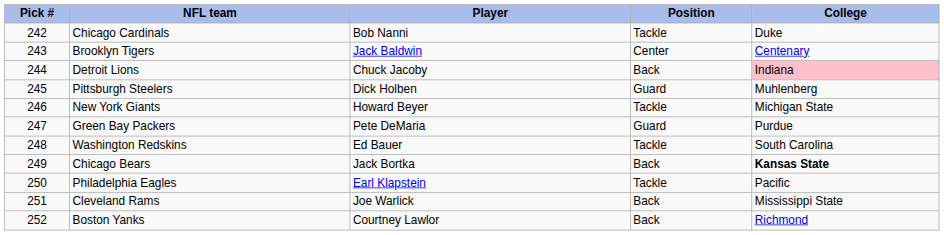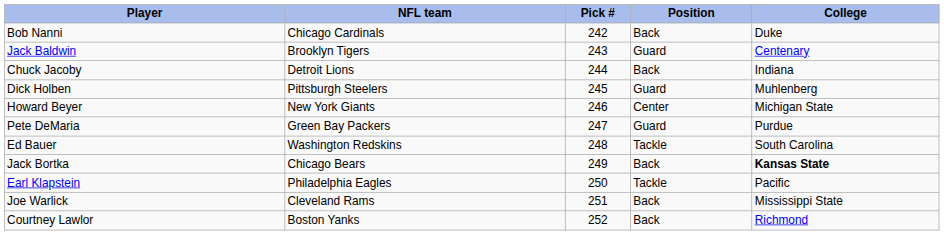columns swapped: (37, 13) <-> (490, 13)
(650, 32) Tackle -> (646, 32) Back
(651, 51) Center -> (650, 51) Guard
(774, 70) pink background -> (774, 70) no background
(650, 107) Tackle -> (651, 107) Center
